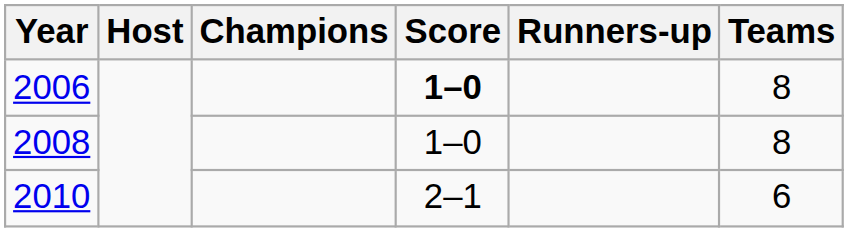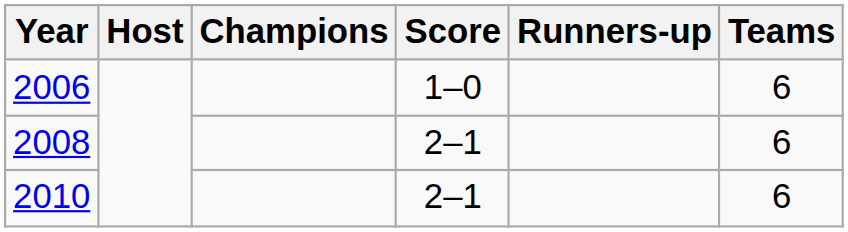(453, 87) bold -> (453, 87) normal
(782, 87) 8 -> (782, 87) 6
(453, 142) 1–0 -> (453, 142) 2–1
(782, 142) 8 -> (782, 142) 6
